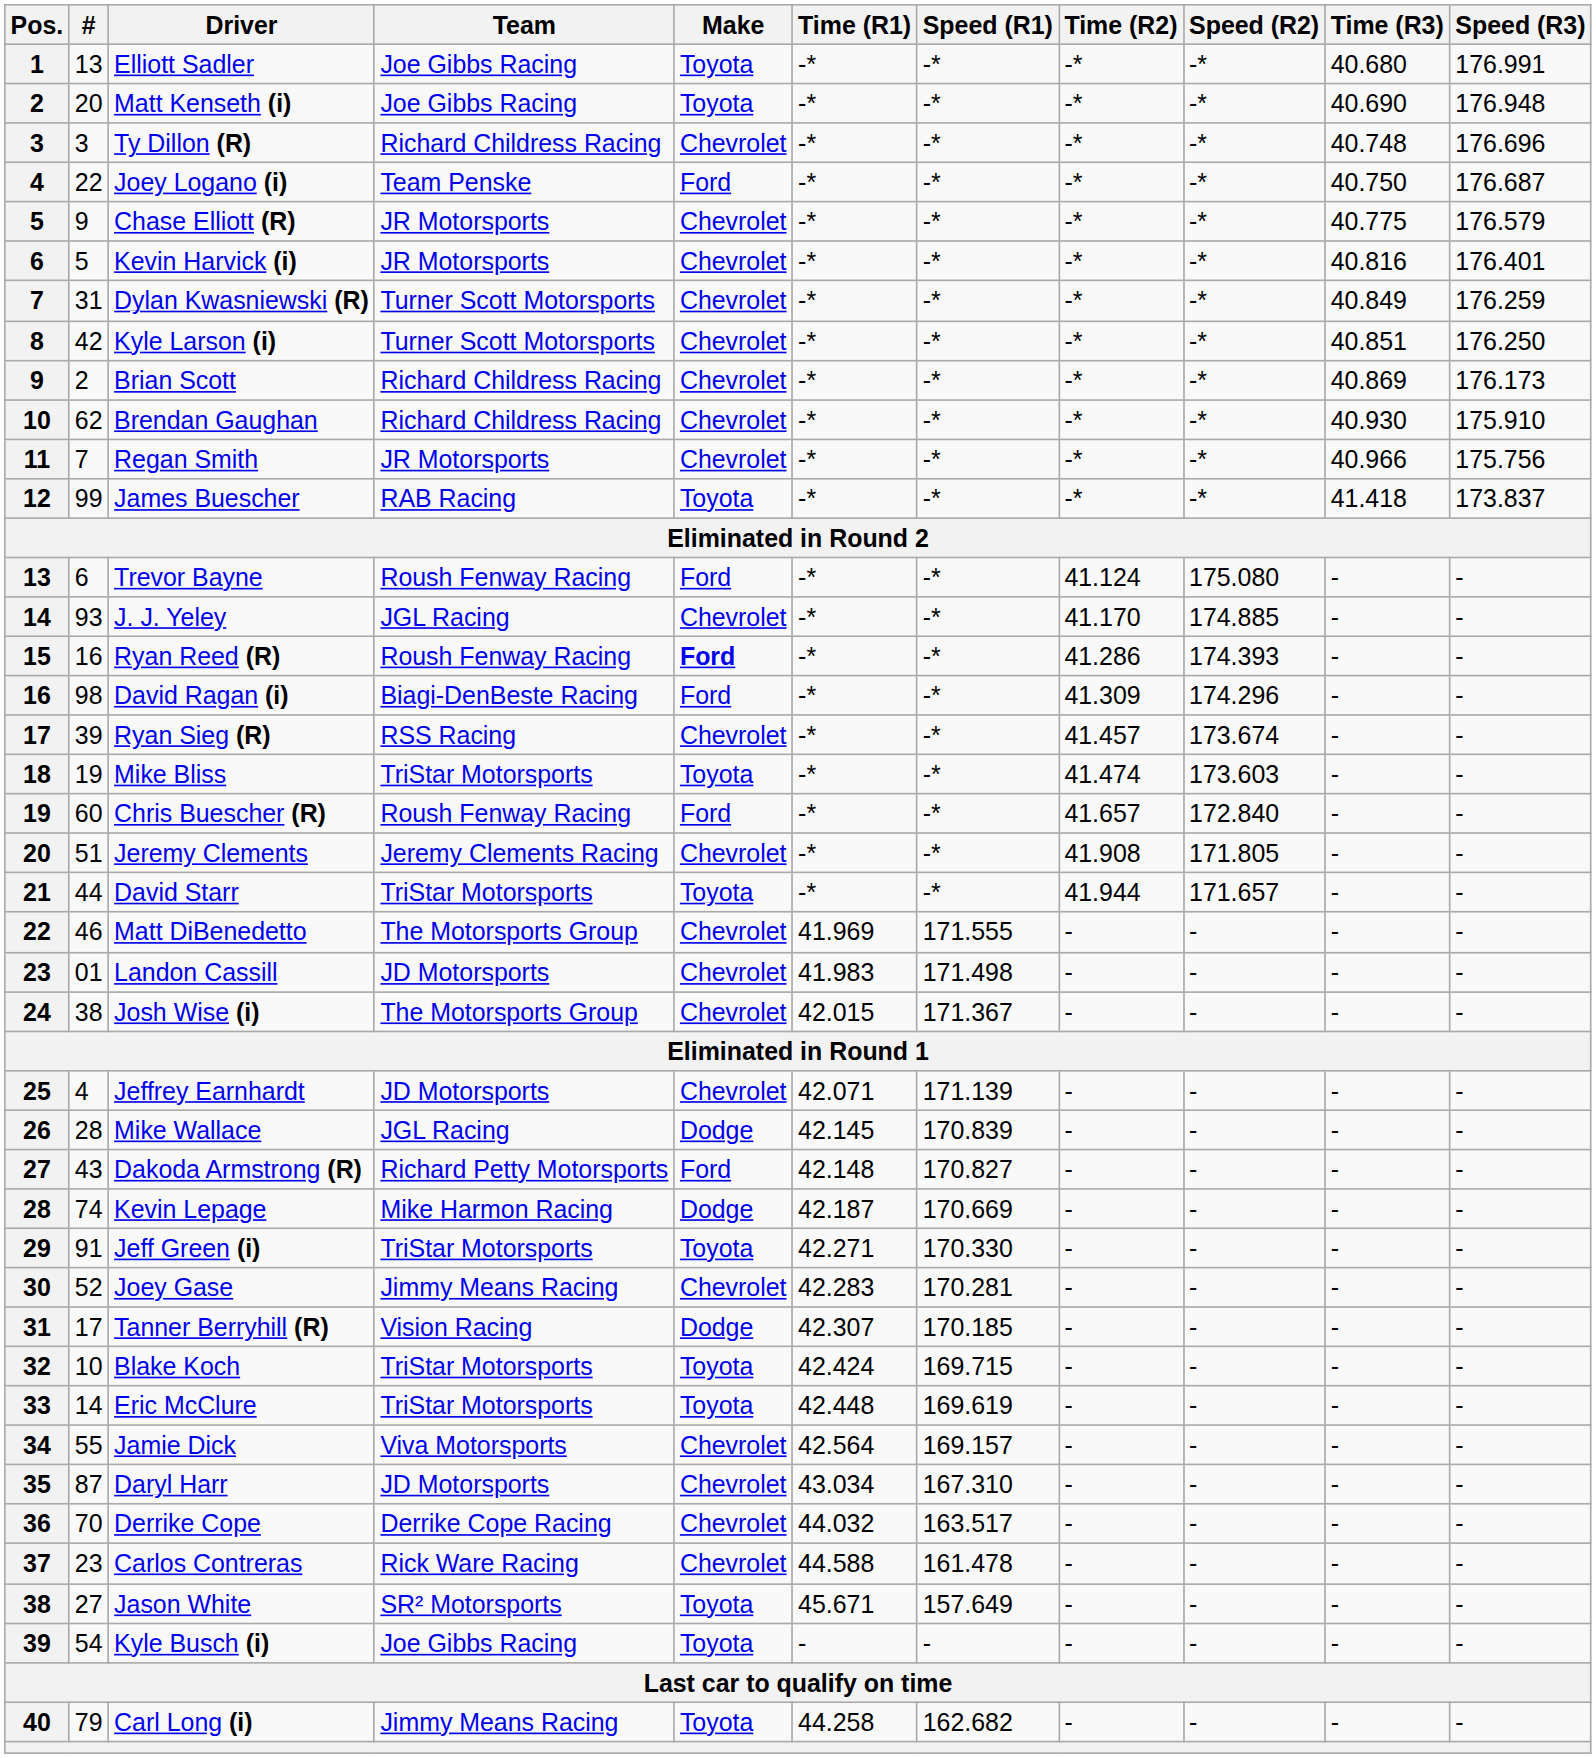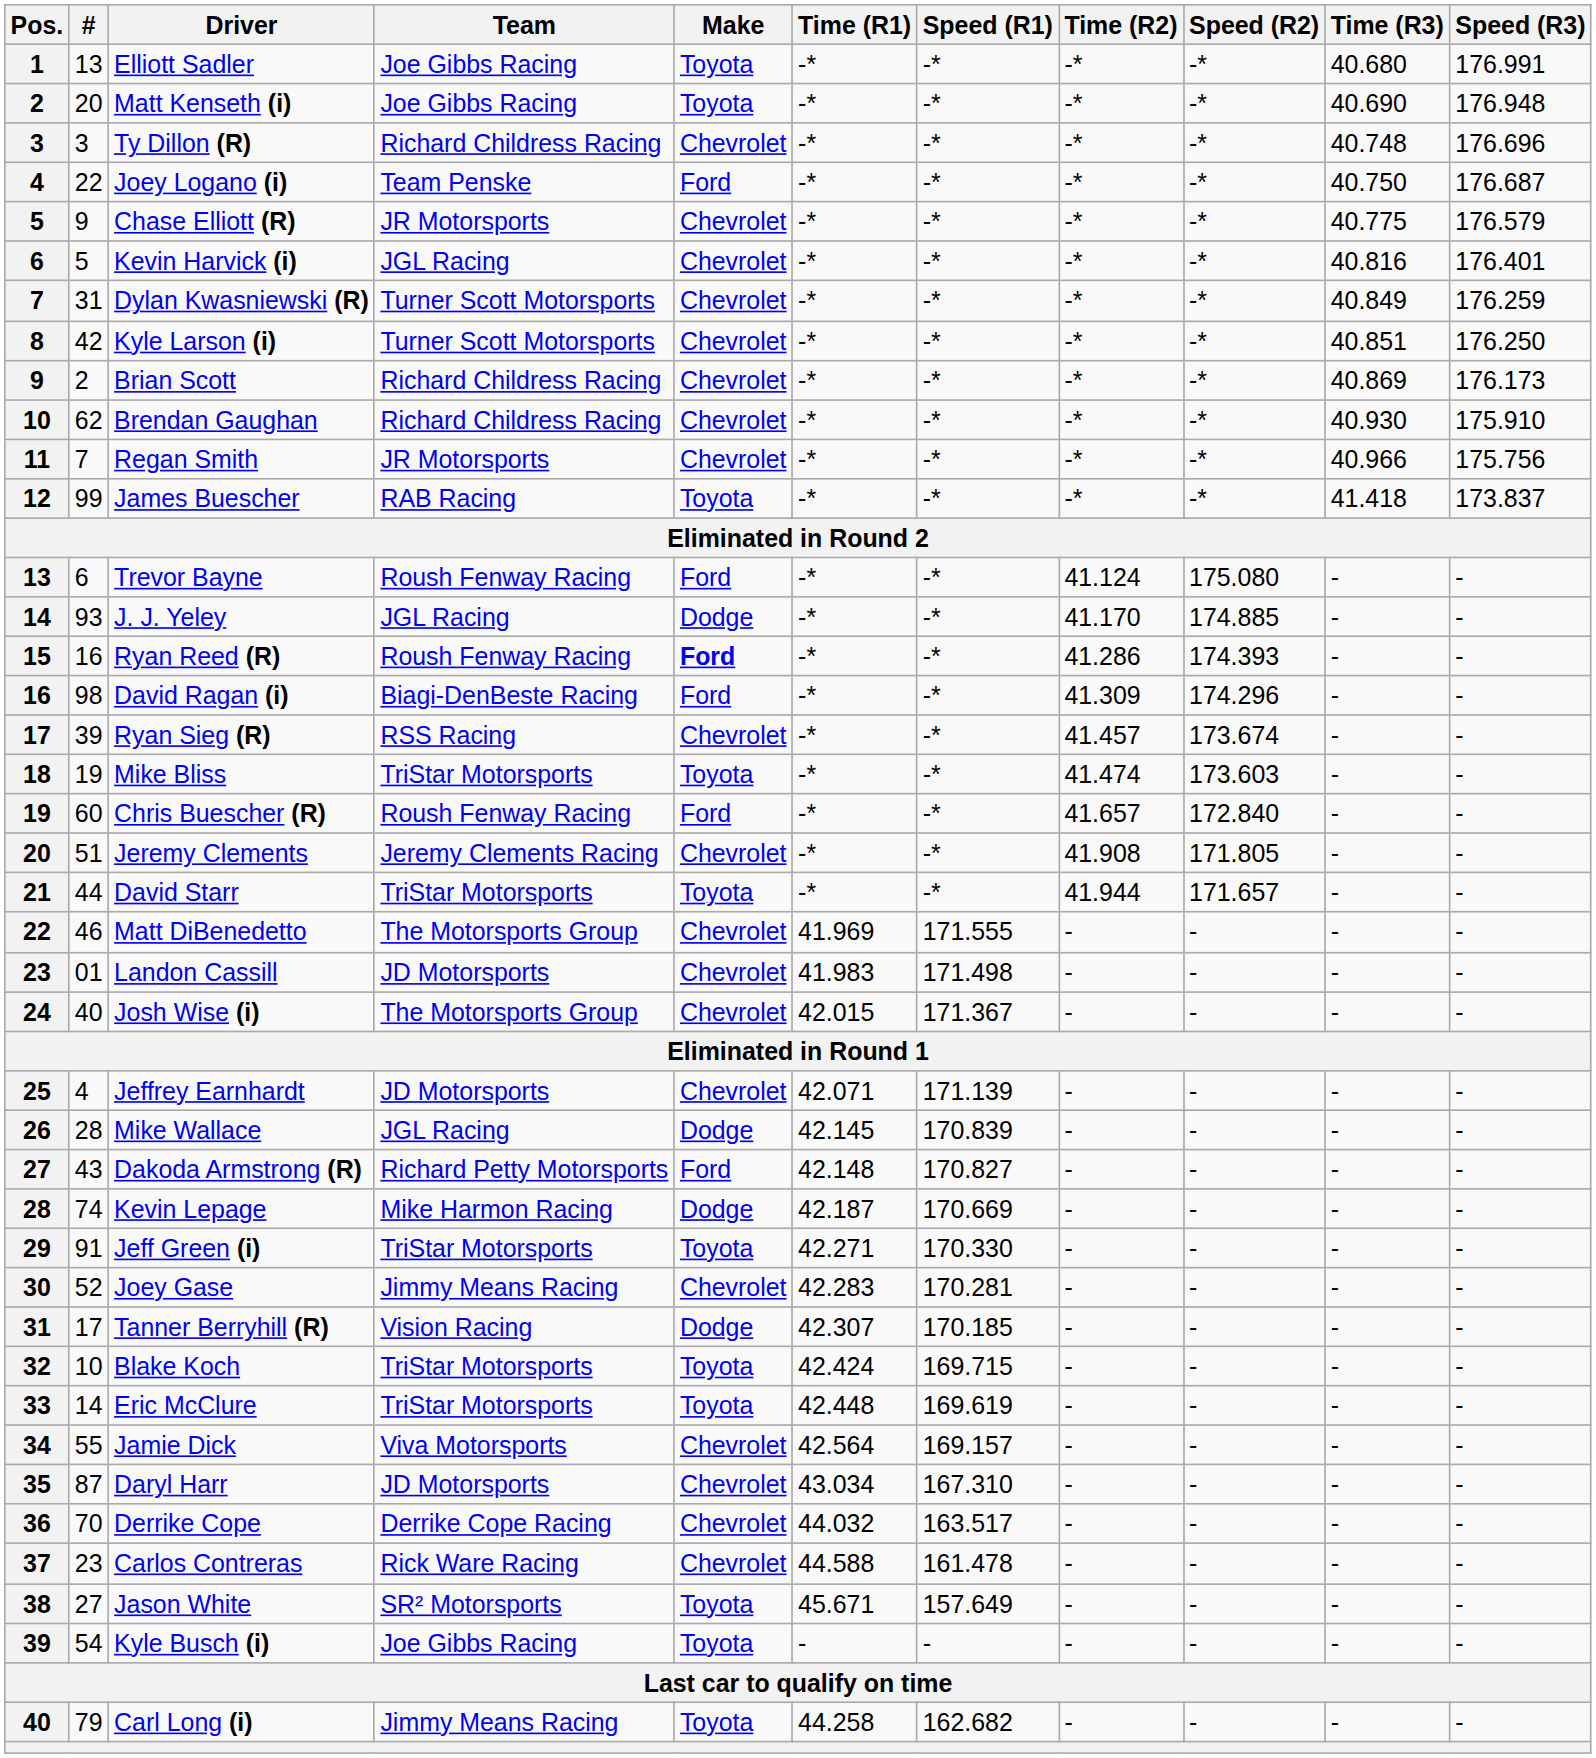(465, 262) JR Motorsports -> (445, 262) JGL Racing
(733, 617) Chevrolet -> (717, 617) Dodge
(89, 1011) 38 -> (89, 1011) 40
